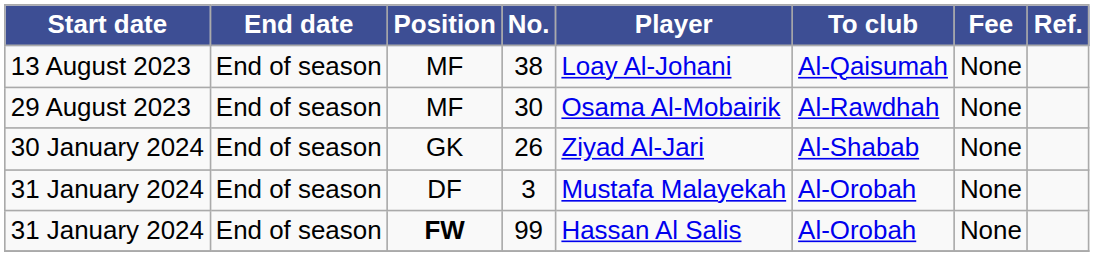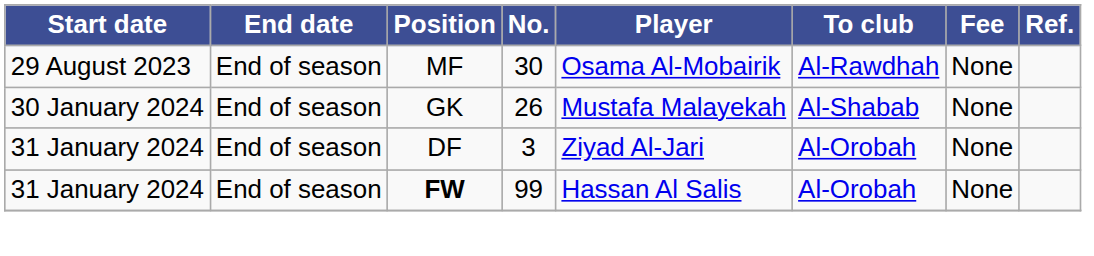- row: (529, 66)
(633, 148) Ziyad Al-Jari -> (674, 107) Mustafa Malayekah
(674, 189) Mustafa Malayekah -> (633, 148) Ziyad Al-Jari
